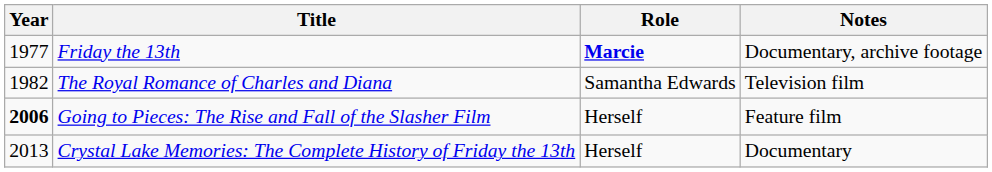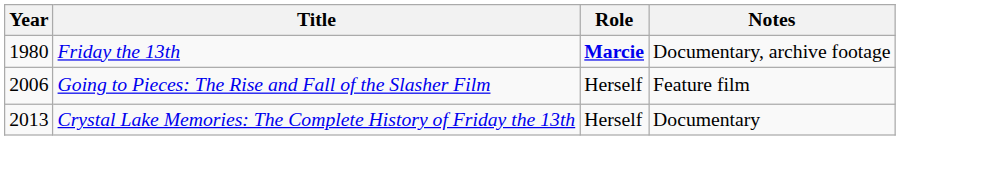(29, 51) 1977 -> (29, 51) 1980
- row: (225, 82)
(29, 116) bold -> (29, 85) normal
